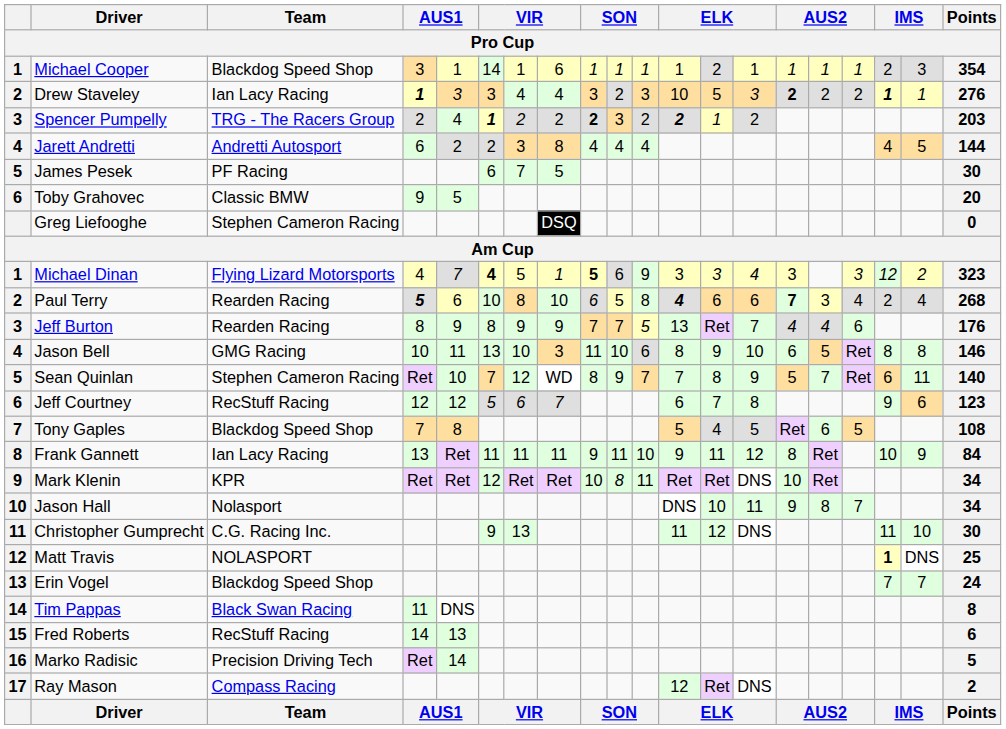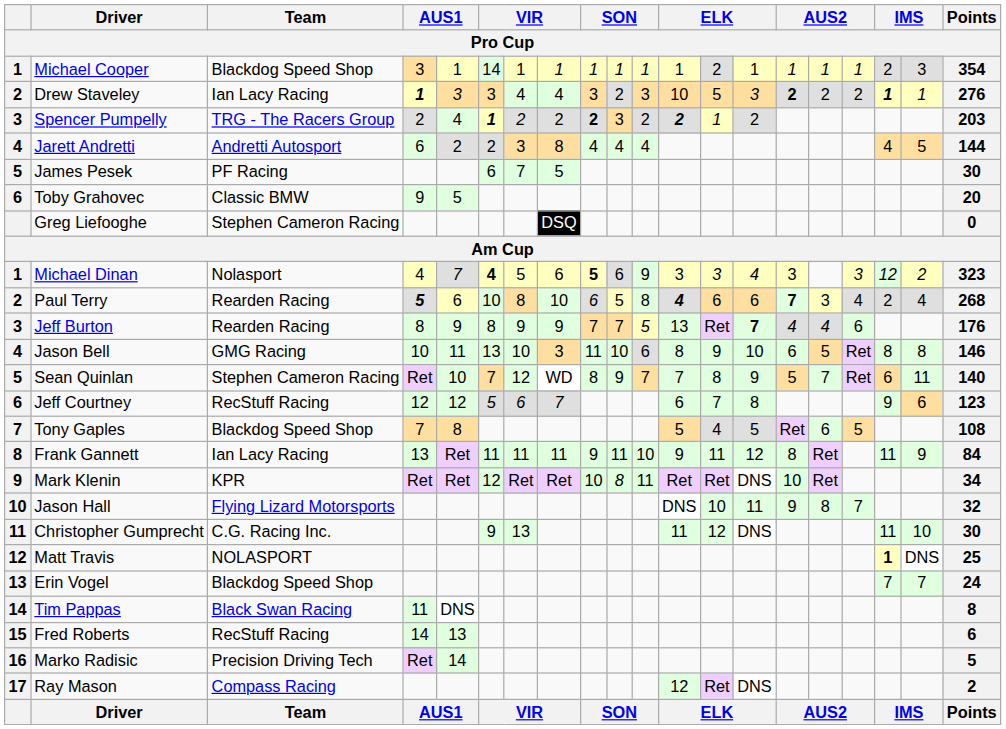(559, 69) 6 -> (559, 69) 1
(303, 274) Flying Lizard Motorsports -> (247, 274) Nolasport
(559, 274) 1 -> (559, 274) 6
(755, 326) normal -> (755, 326) bold
(888, 454) 10 -> (888, 454) 11
(247, 506) Nolasport -> (303, 506) Flying Lizard Motorsports
(972, 506) 34 -> (972, 506) 32
